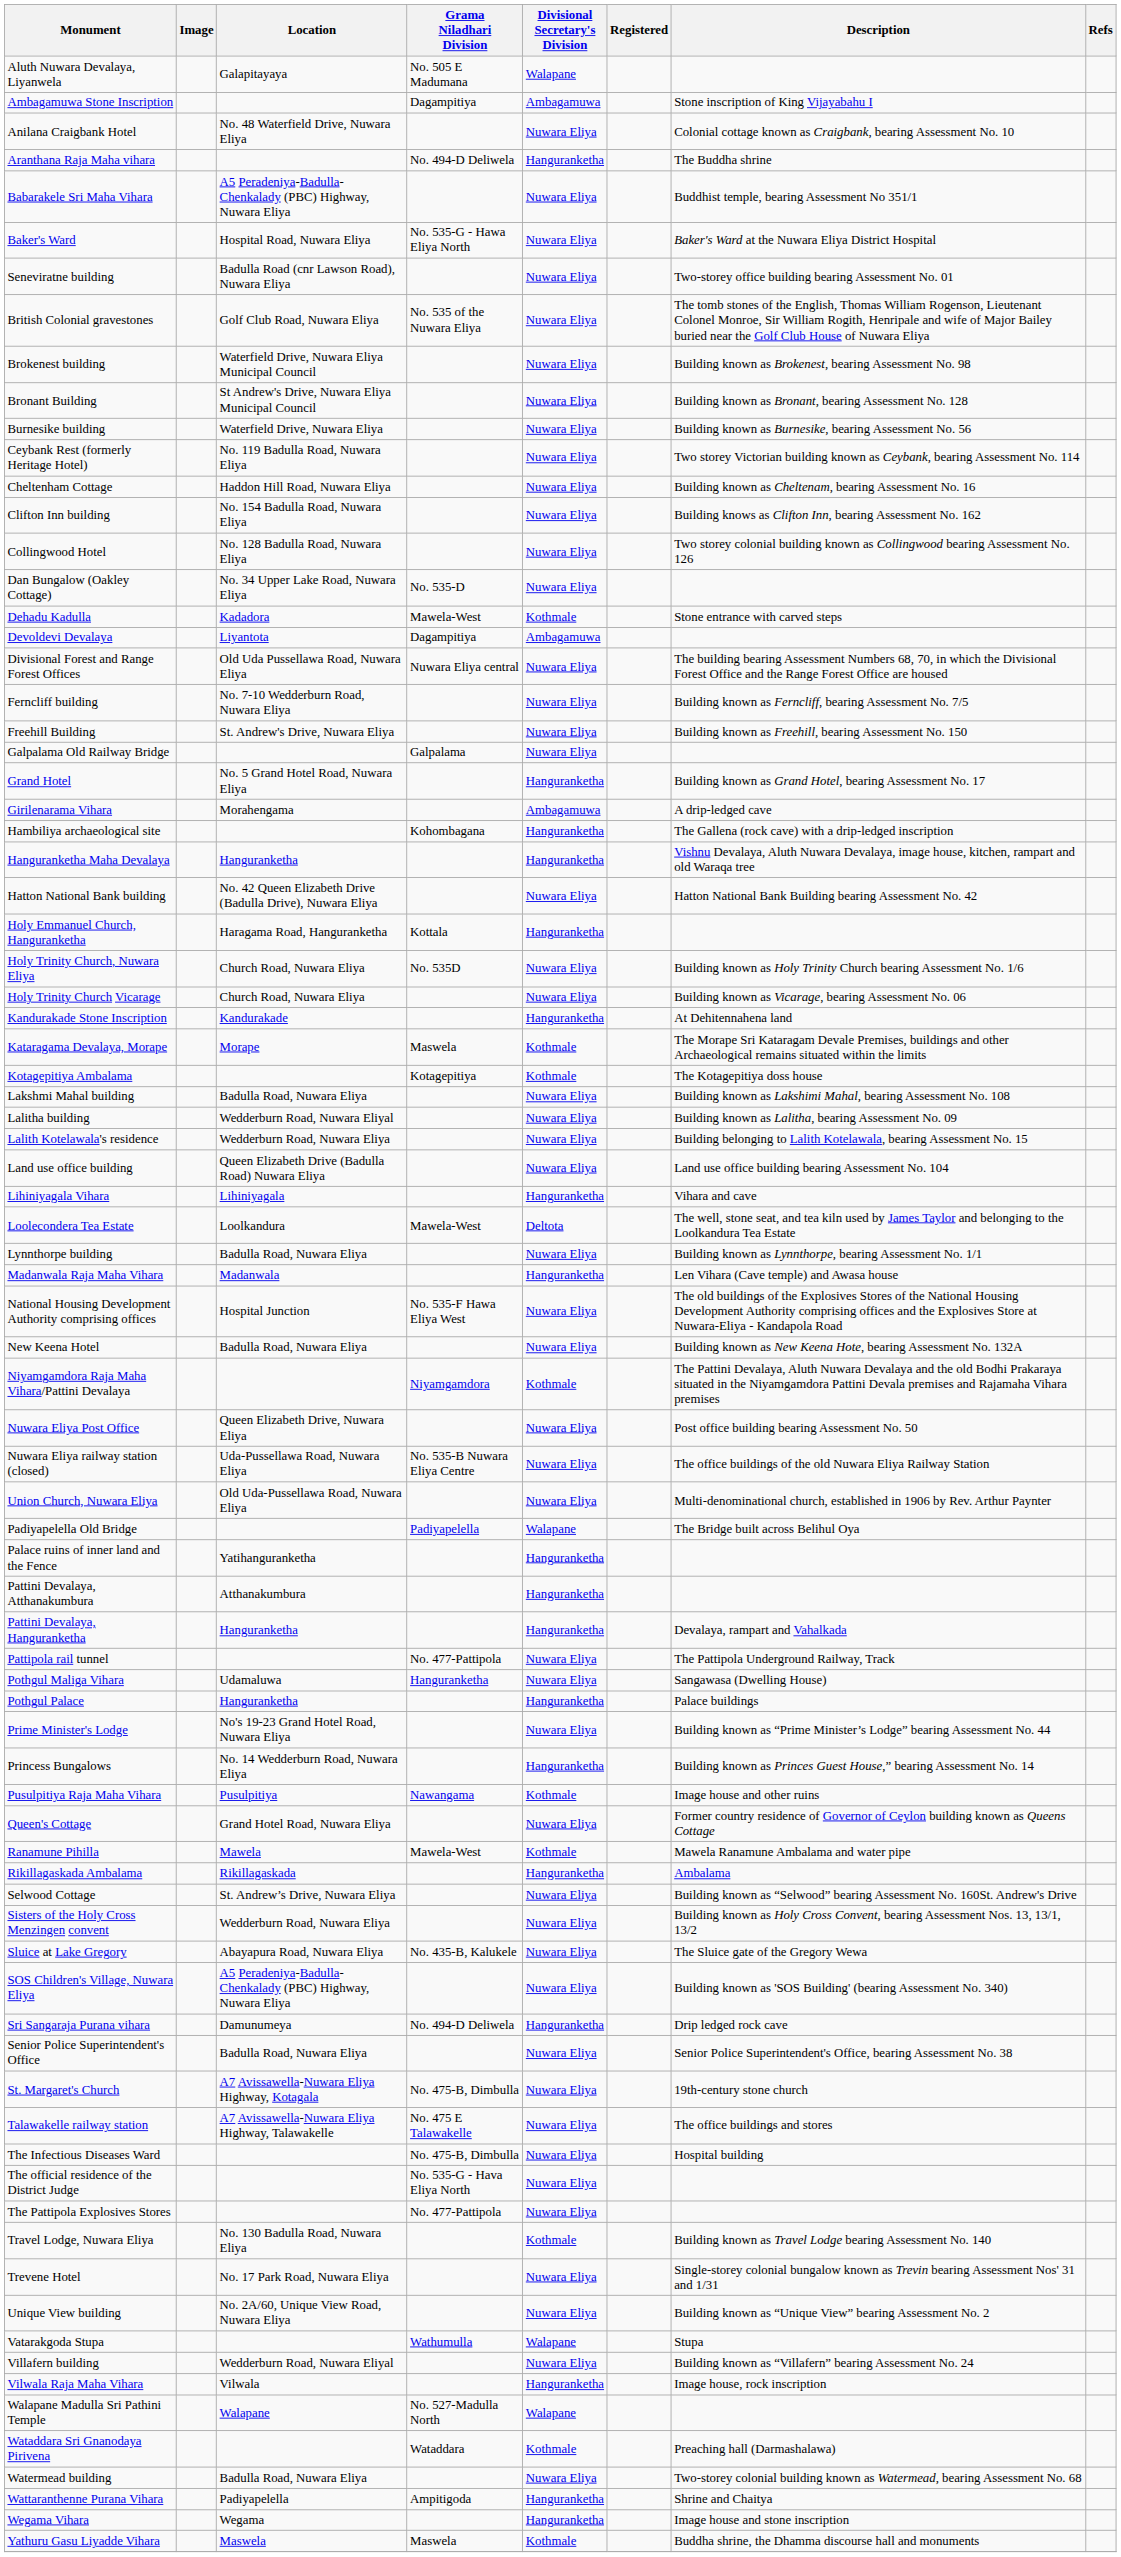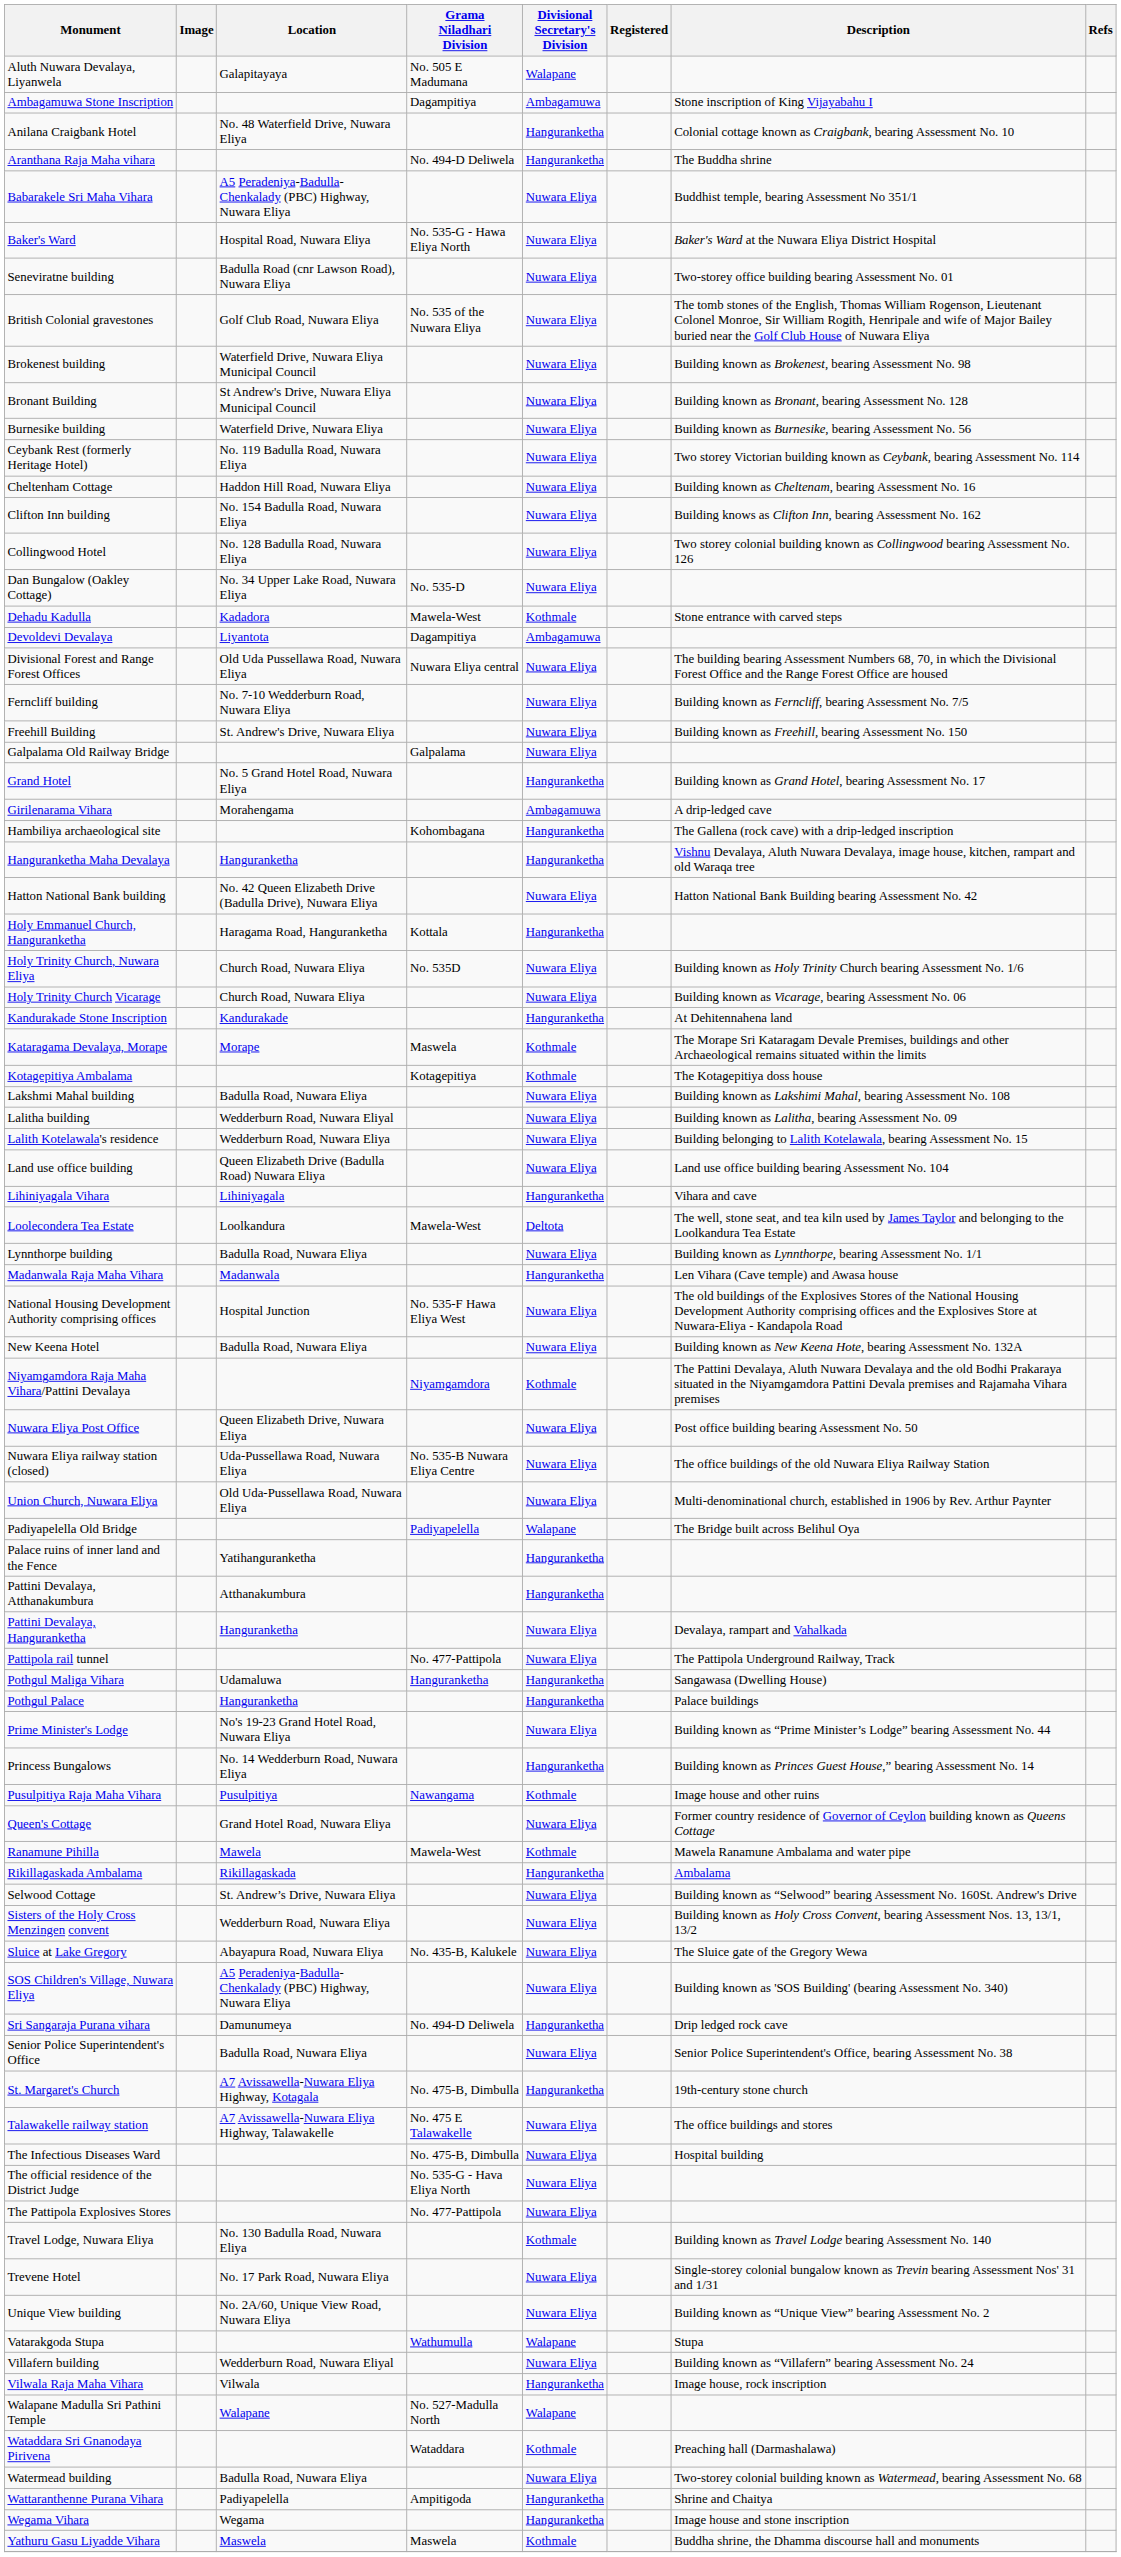(561, 131) Nuwara Eliya -> (565, 131) Hanguranketha
(565, 1630) Hanguranketha -> (561, 1630) Nuwara Eliya
(561, 1680) Nuwara Eliya -> (565, 1680) Hanguranketha
(561, 2089) Nuwara Eliya -> (565, 2089) Hanguranketha
